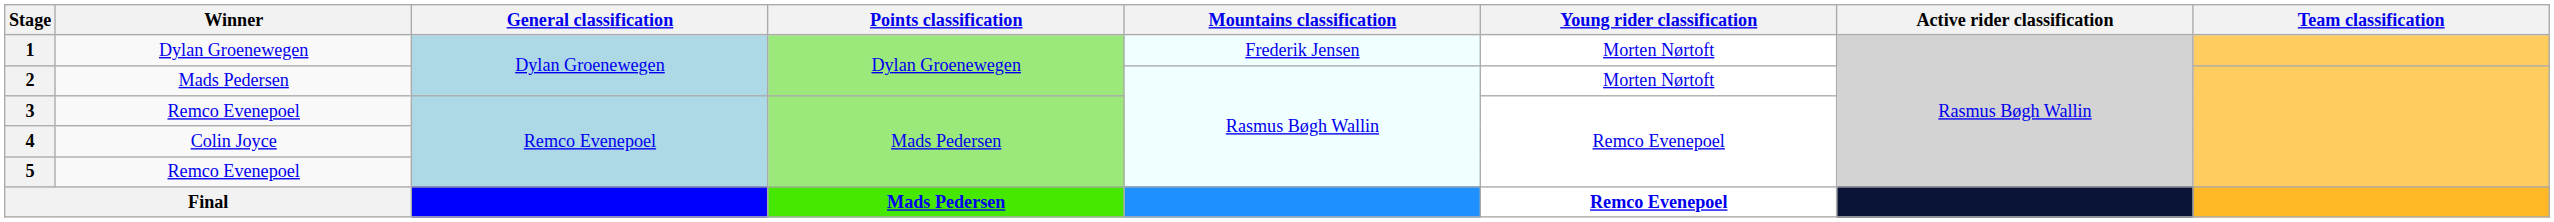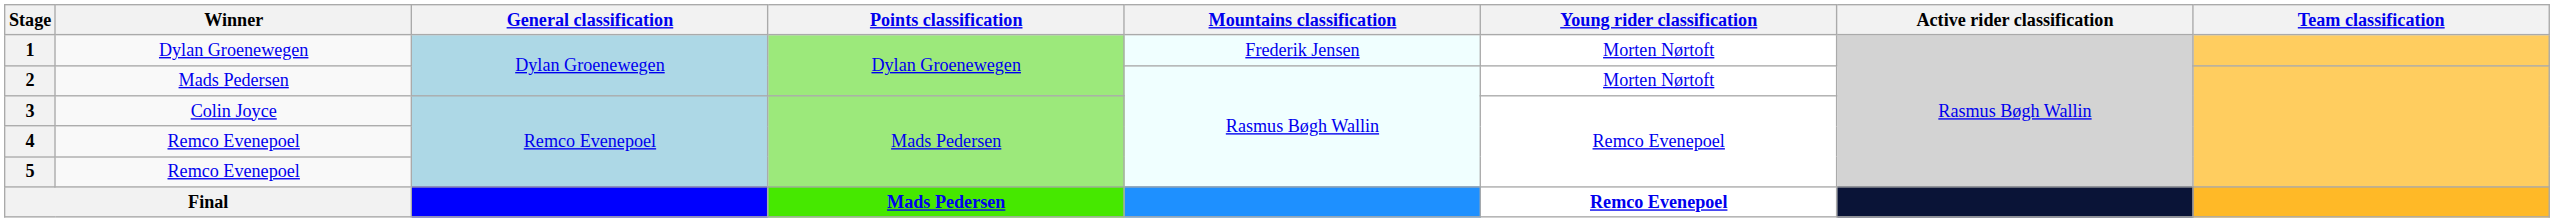(234, 111) Remco Evenepoel -> (234, 111) Colin Joyce
(234, 141) Colin Joyce -> (234, 141) Remco Evenepoel
